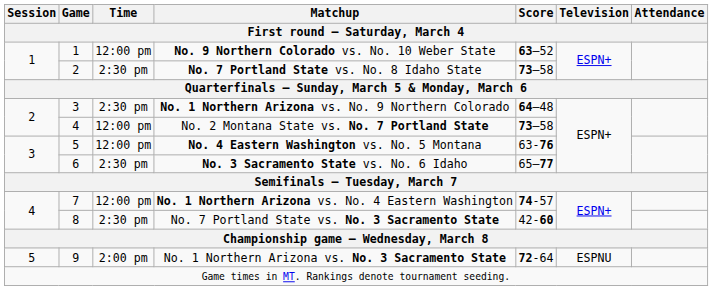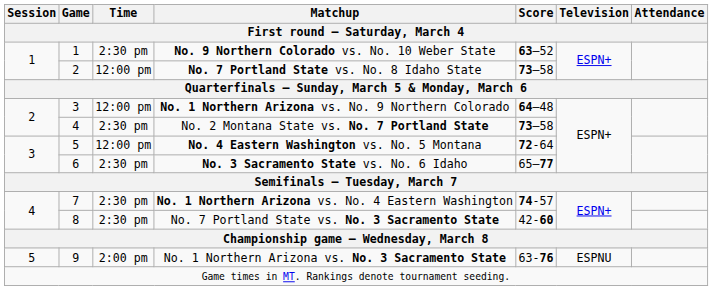(123, 52) 12:00 pm -> (123, 52) 2:30 pm
(123, 70) 2:30 pm -> (123, 70) 12:00 pm
(123, 108) 2:30 pm -> (123, 108) 12:00 pm
(123, 127) 12:00 pm -> (123, 127) 2:30 pm
(536, 145) 63-76 -> (536, 145) 72-64
(123, 202) 12:00 pm -> (123, 202) 2:30 pm
(536, 258) 72-64 -> (536, 258) 63-76
